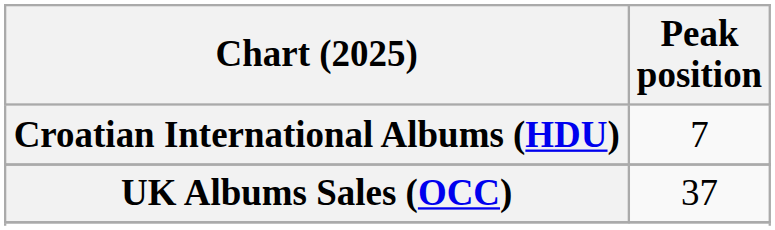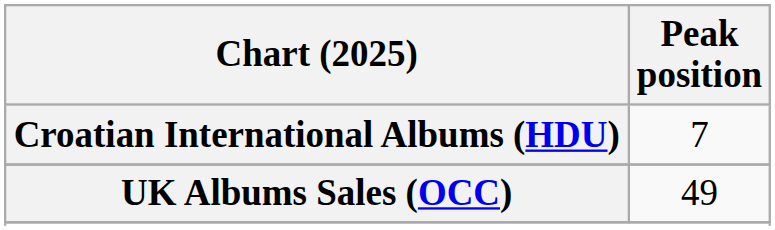(700, 192) 37 -> (700, 192) 49
